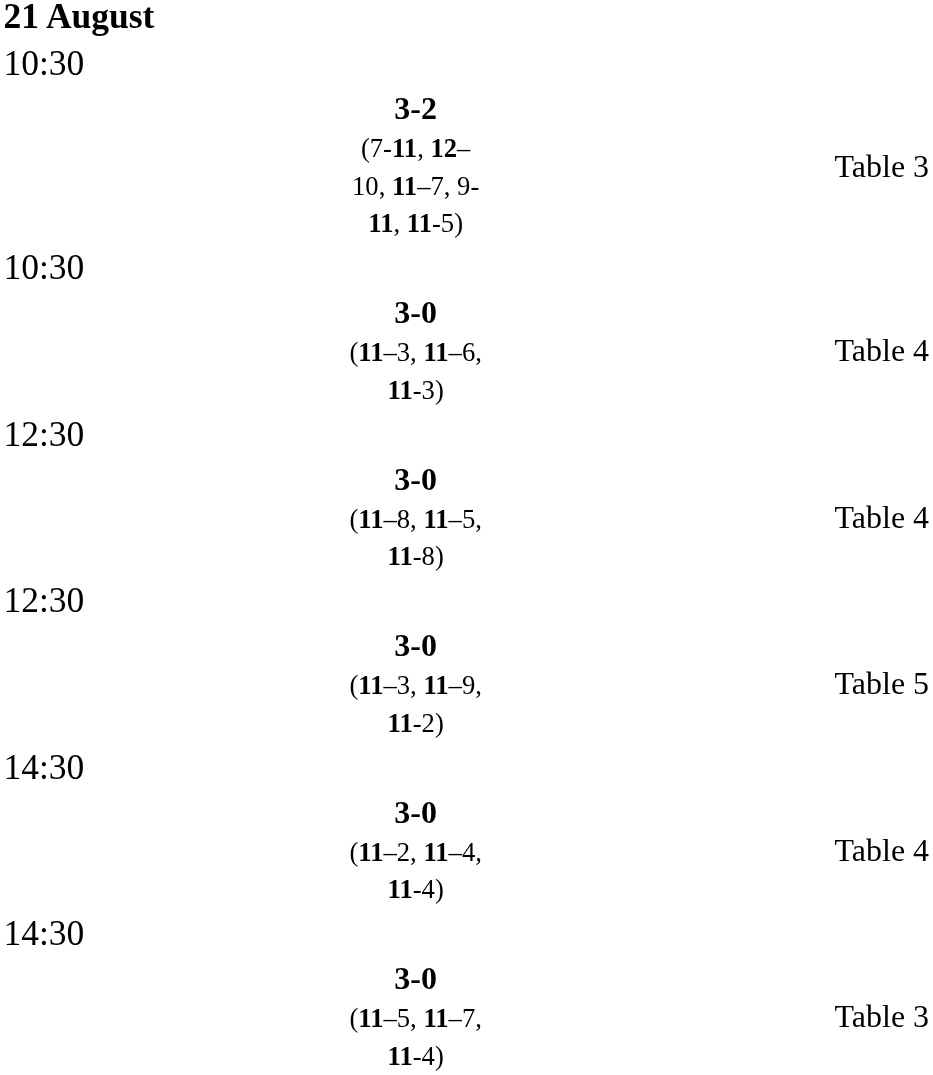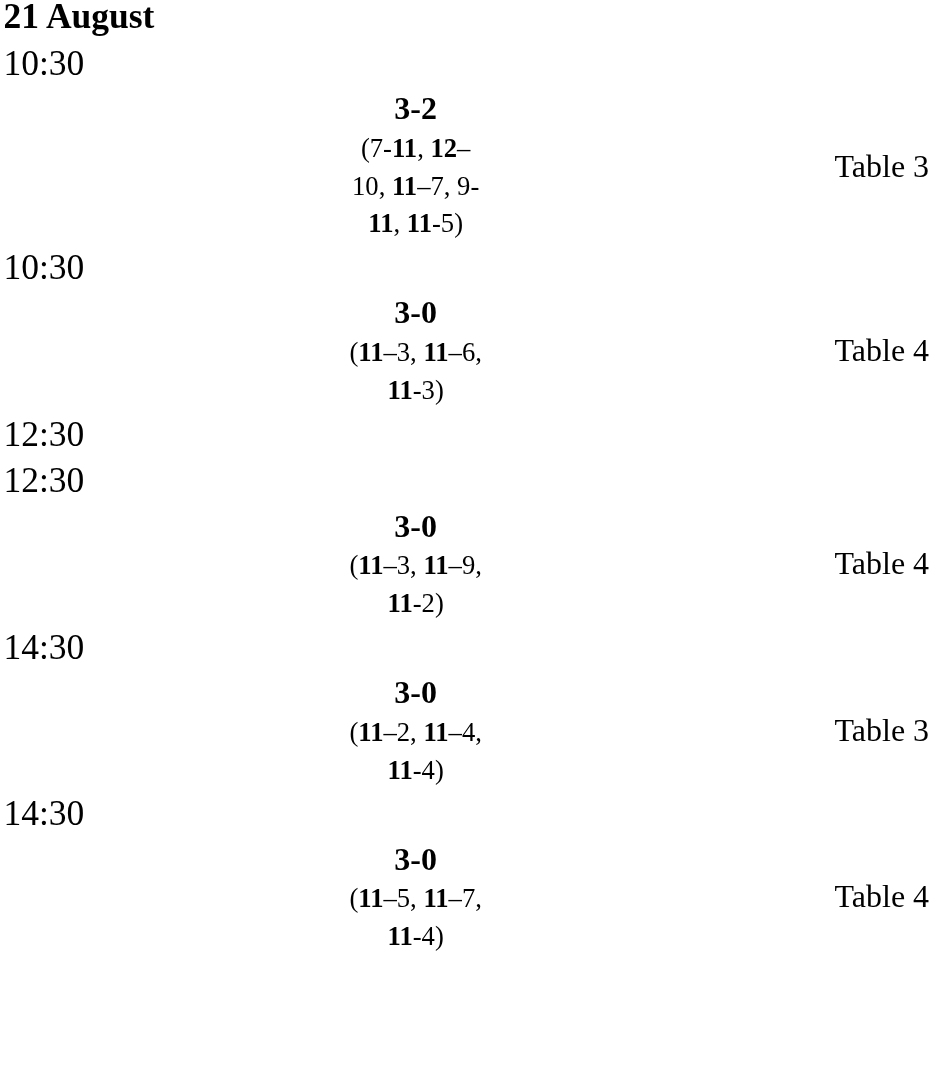- row: (173, 518)
(882, 683) Table 5 -> (882, 563) Table 4
(882, 850) Table 4 -> (882, 730) Table 3
(882, 1016) Table 3 -> (882, 896) Table 4
